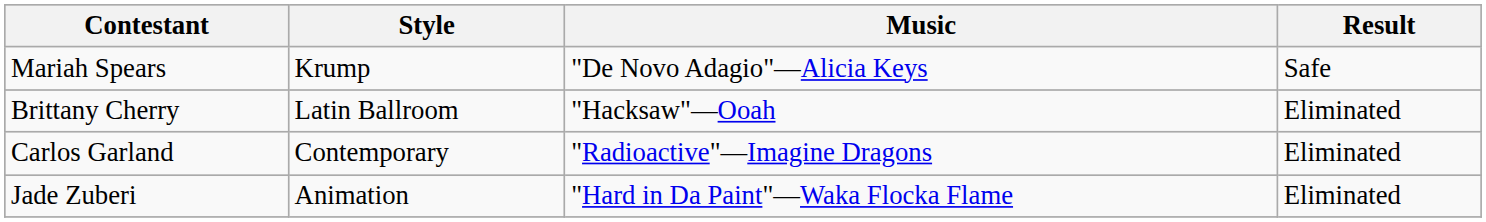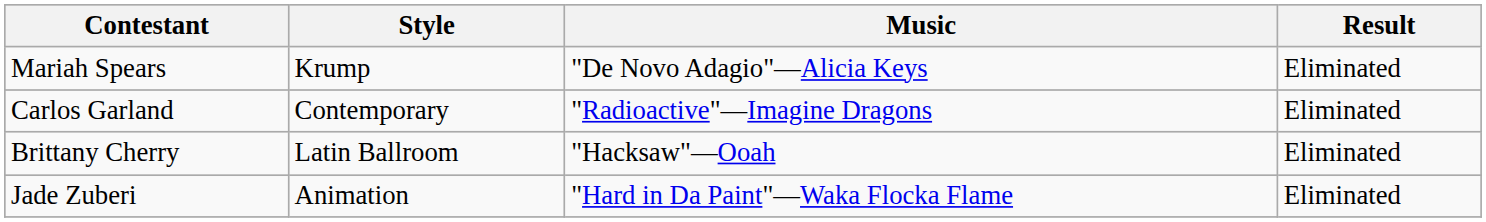(1307, 68) Safe -> (1342, 68) Eliminated
rows swapped: (92, 152) <-> (95, 110)
